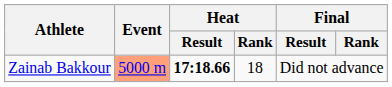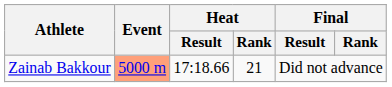(202, 68) bold -> (201, 68) normal
(255, 68) 18 -> (254, 68) 21
